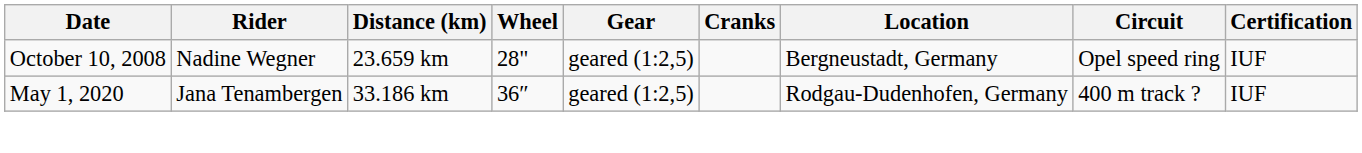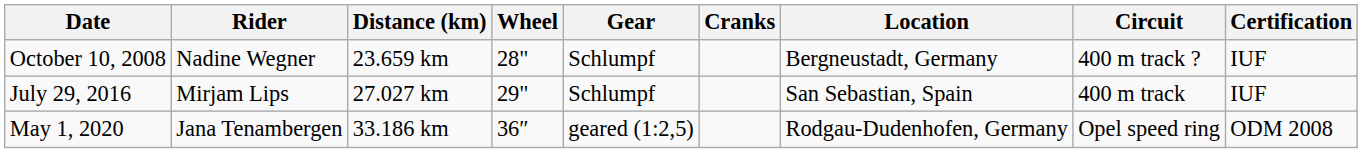(631, 57) geared (1:2,5) -> (612, 57) Schlumpf
(1149, 57) Opel speed ring -> (1139, 57) 400 m track ?
+ row: (71, 93)
(1139, 93) 400 m track ? -> (1149, 128) Opel speed ring
(1248, 93) IUF -> (1282, 128) ODM 2008
